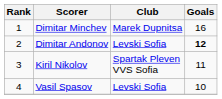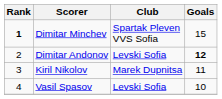(19, 28) normal -> (19, 33) bold
(148, 28) Marek Dupnitsa -> (146, 33) Spartak Pleven VVS Sofia
(201, 28) 16 -> (201, 33) 15
(146, 65) Spartak Pleven VVS Sofia -> (148, 70) Marek Dupnitsa
